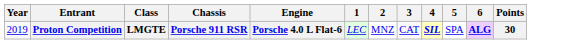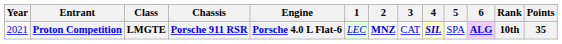+ column: (510, 12)
(17, 30) 2019 -> (17, 30) 2021
(383, 30) normal -> (383, 30) bold
(510, 30) 30 -> (541, 30) 35
